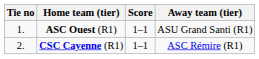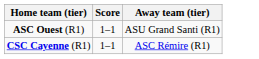- column: (21, 12)
